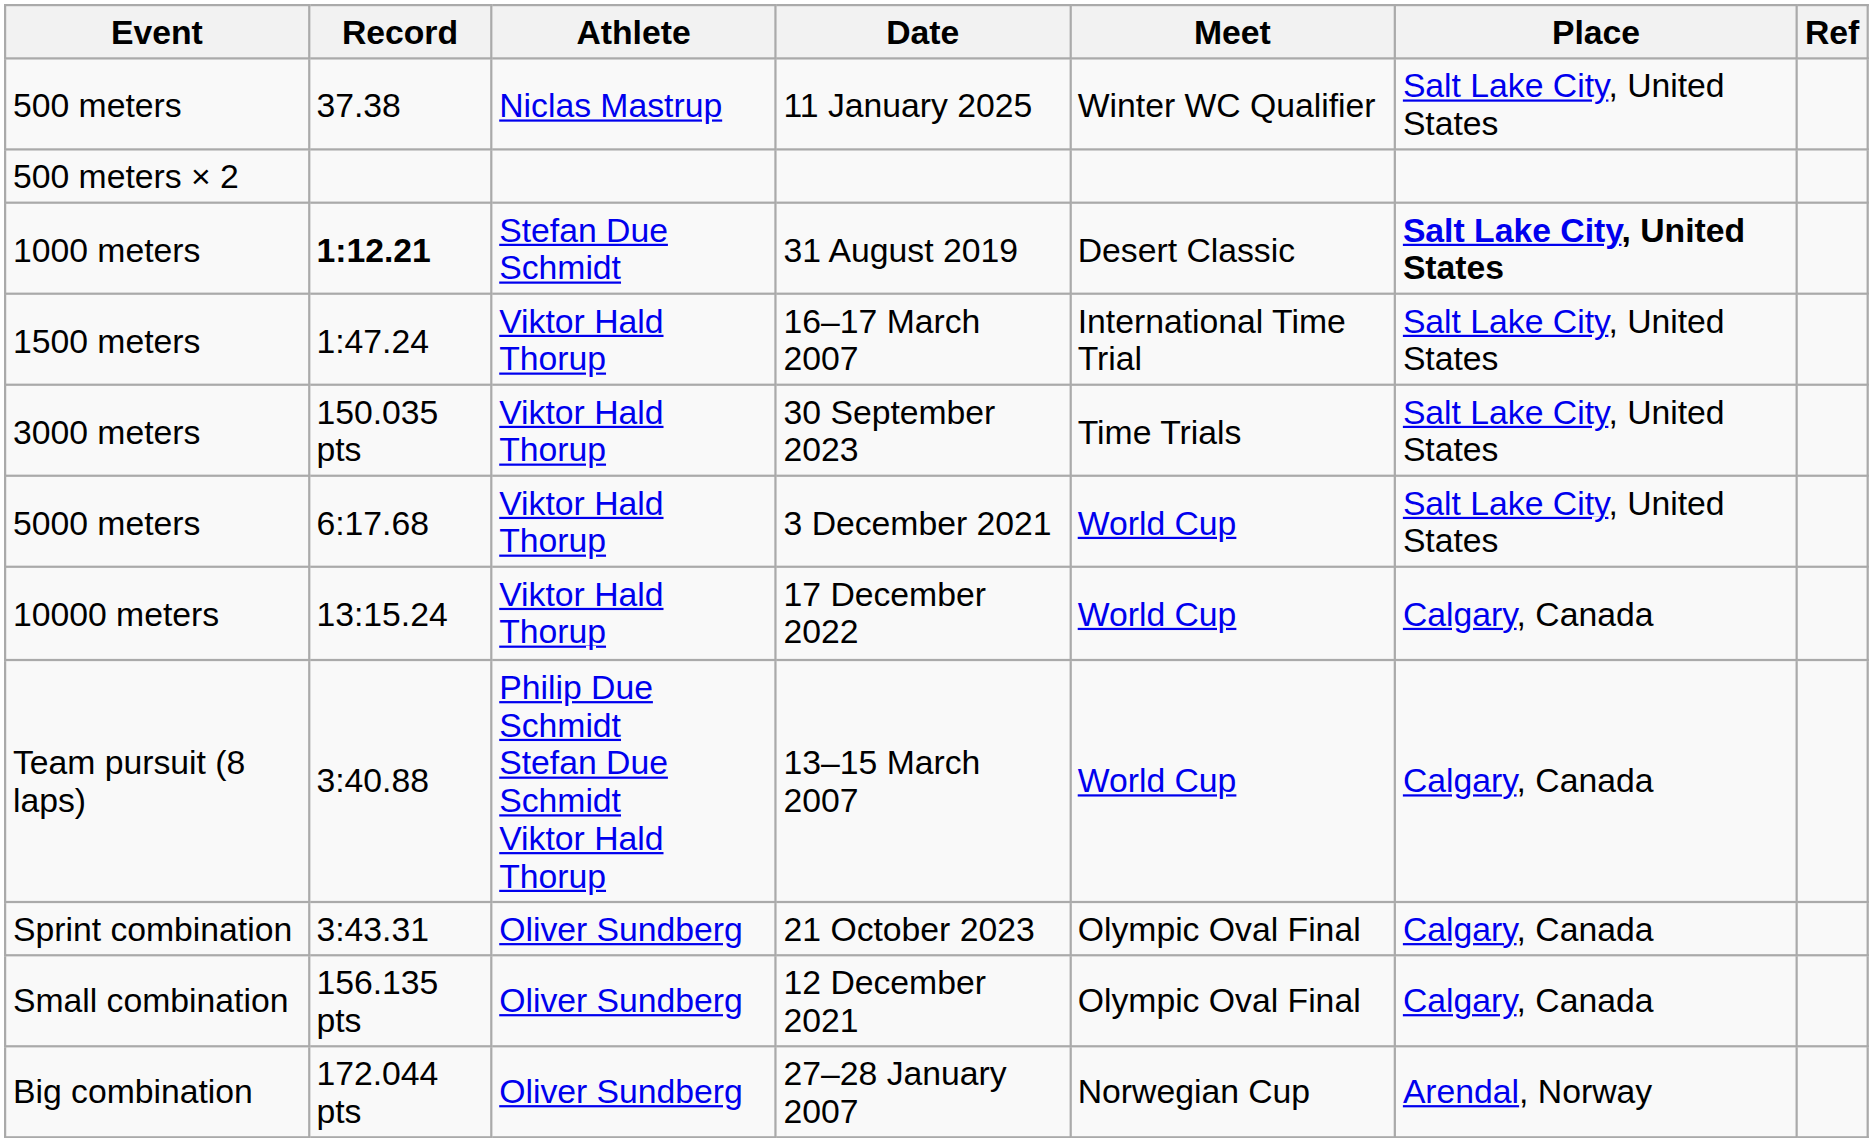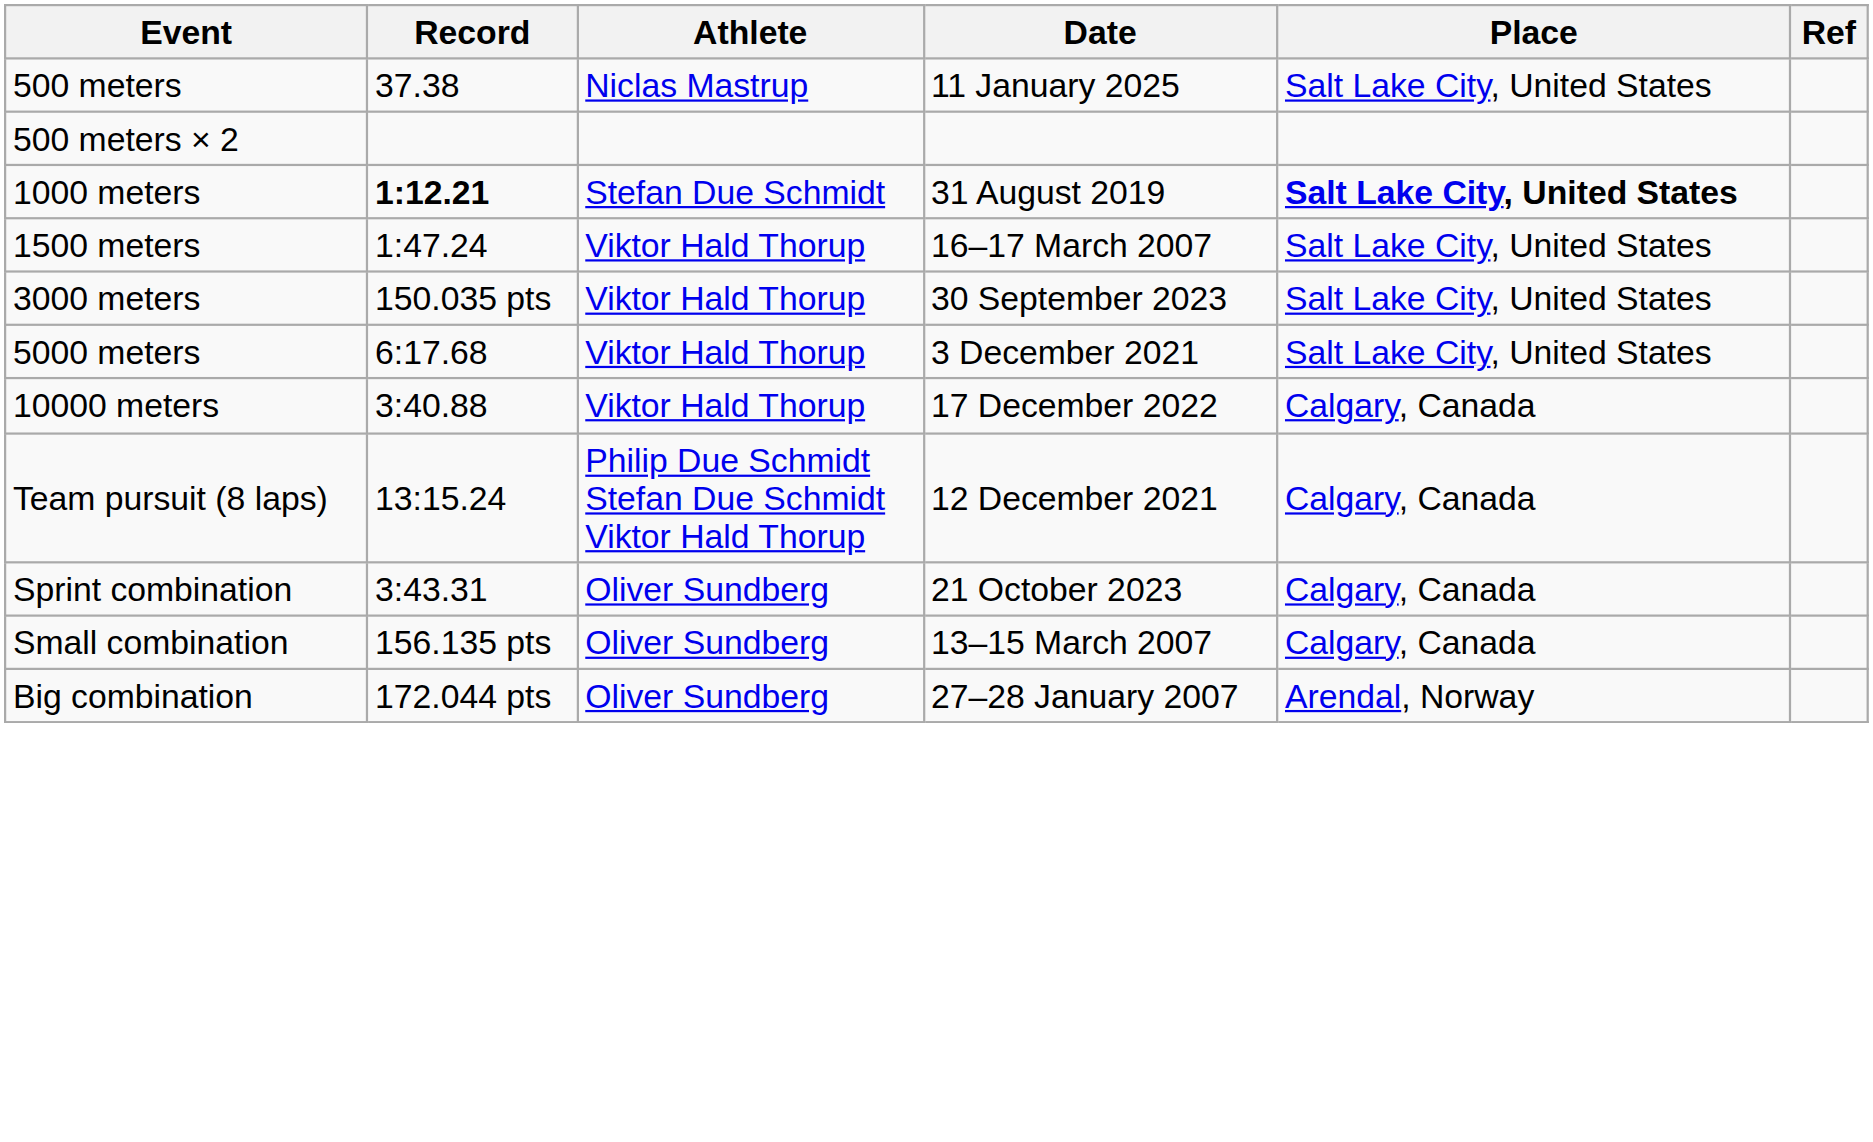- column: (1232, 32)
(382, 614) 13:15.24 -> (431, 406) 3:40.88
(373, 780) 3:40.88 -> (441, 497) 13:15.24
(882, 780) 13–15 March 2007 -> (1074, 497) 12 December 2021
(885, 1000) 12 December 2021 -> (1072, 642) 13–15 March 2007
